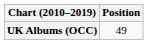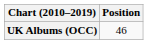(121, 30) 49 -> (121, 30) 46
